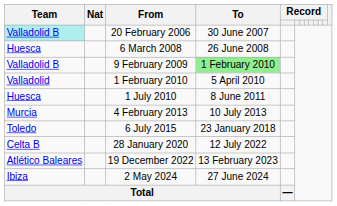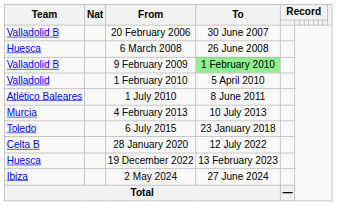(33, 33) paleturquoise background -> (33, 33) no background
(24, 97) Huesca -> (44, 97) Atlético Baleares
(44, 161) Atlético Baleares -> (24, 161) Huesca
